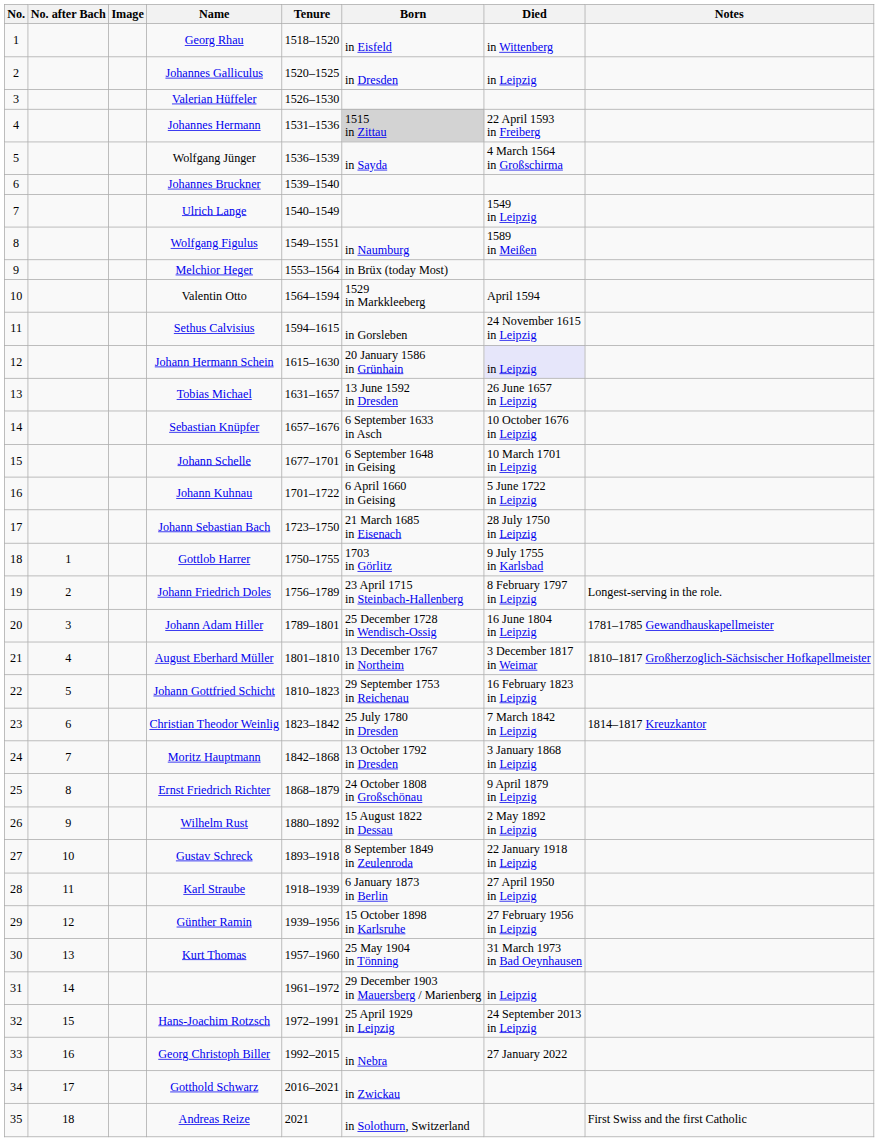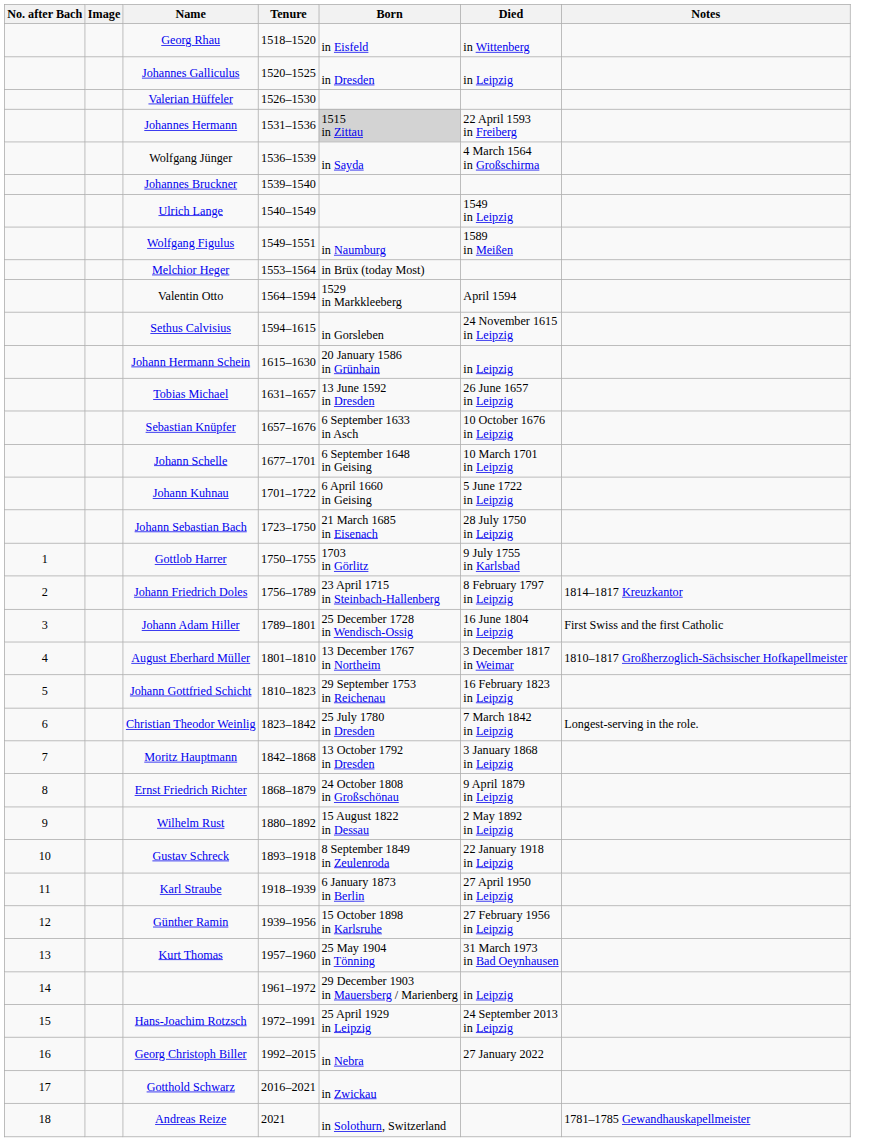- column: (16, 14)
(512, 368) lavender background -> (488, 368) no background
(655, 592) Longest-serving in the role. -> (623, 592) 1814–1817 Kreuzkantor
(681, 625) 1781–1785 Gewandhauskapellmeister -> (644, 625) First Swiss and the first Catholic
(647, 724) 1814–1817 Kreuzkantor -> (631, 724) Longest-serving in the role.
(667, 1120) First Swiss and the first Catholic -> (657, 1120) 1781–1785 Gewandhauskapellmeister
